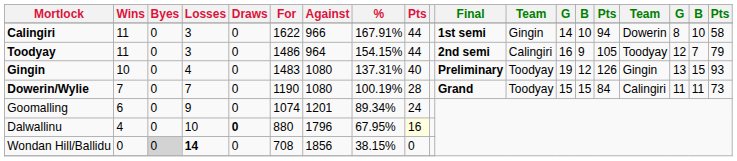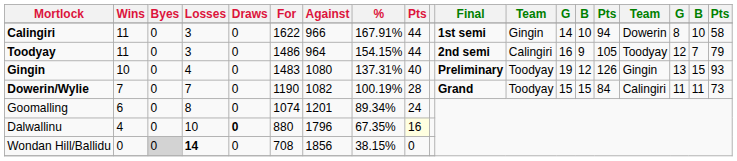(319, 89) 1080 -> (319, 89) 1082
(188, 108) 9 -> (188, 108) 8
(375, 127) 67.95% -> (375, 127) 67.35%
